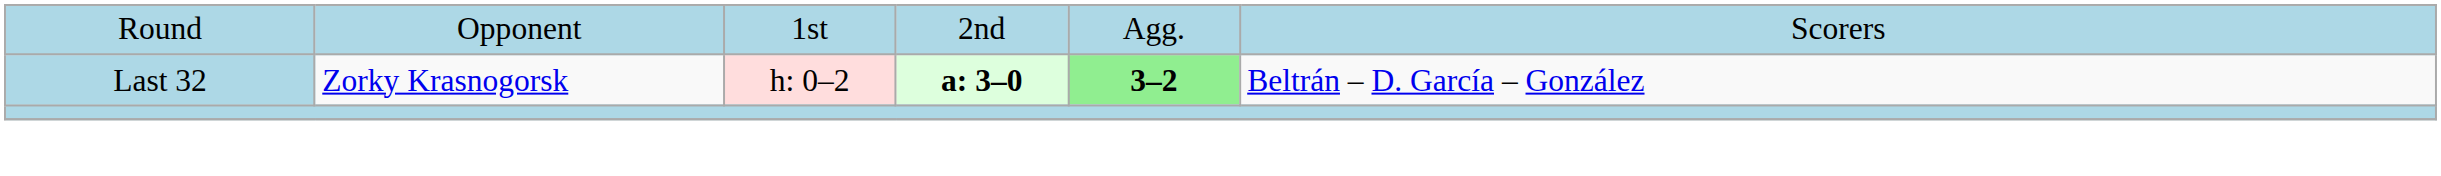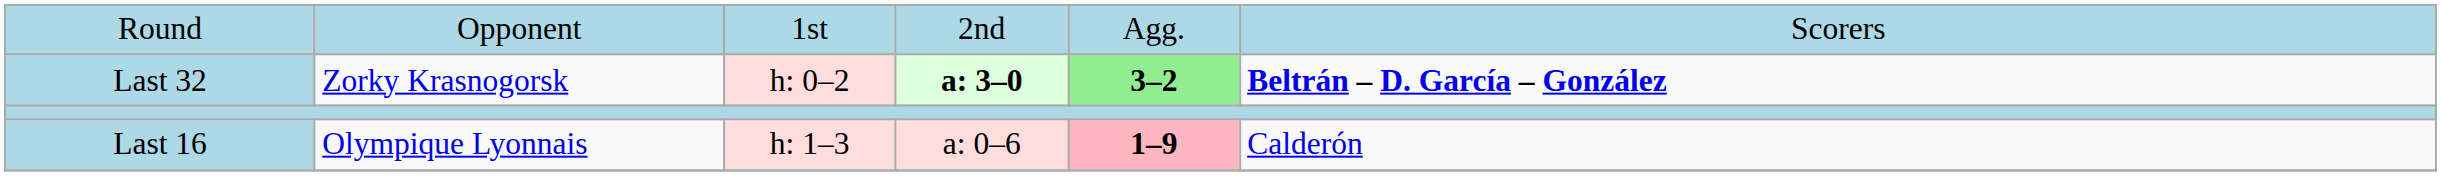(1446, 79) normal -> (1457, 79) bold
+ row: (160, 144)
